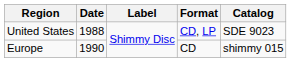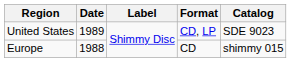(92, 31) 1988 -> (92, 31) 1989
(92, 48) 1990 -> (92, 48) 1988
